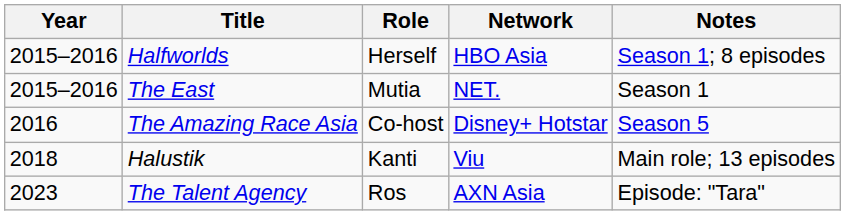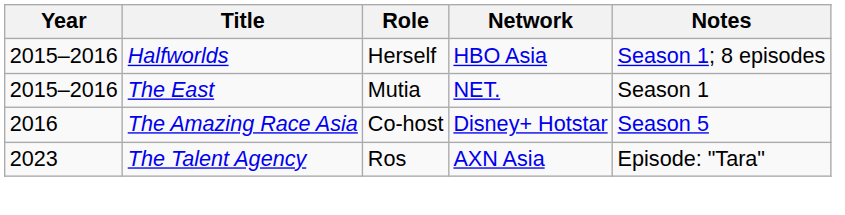- row: (166, 158)
